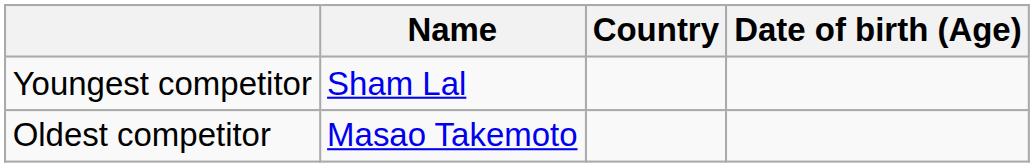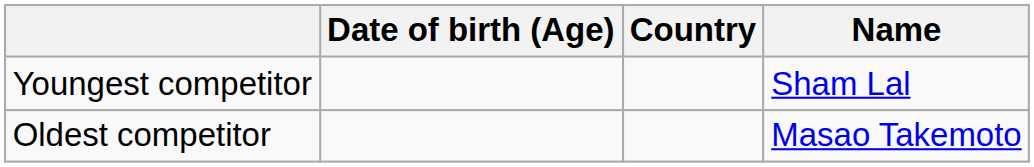columns swapped: (452, 30) <-> (878, 30)
